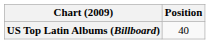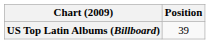(184, 30) 40 -> (184, 30) 39
